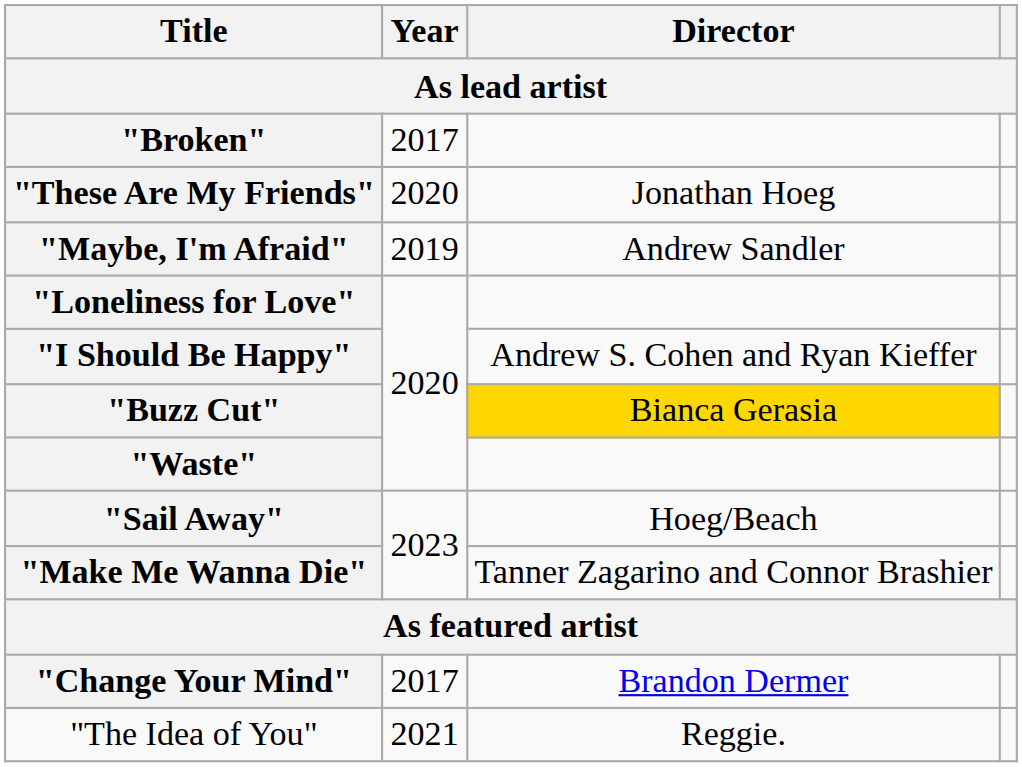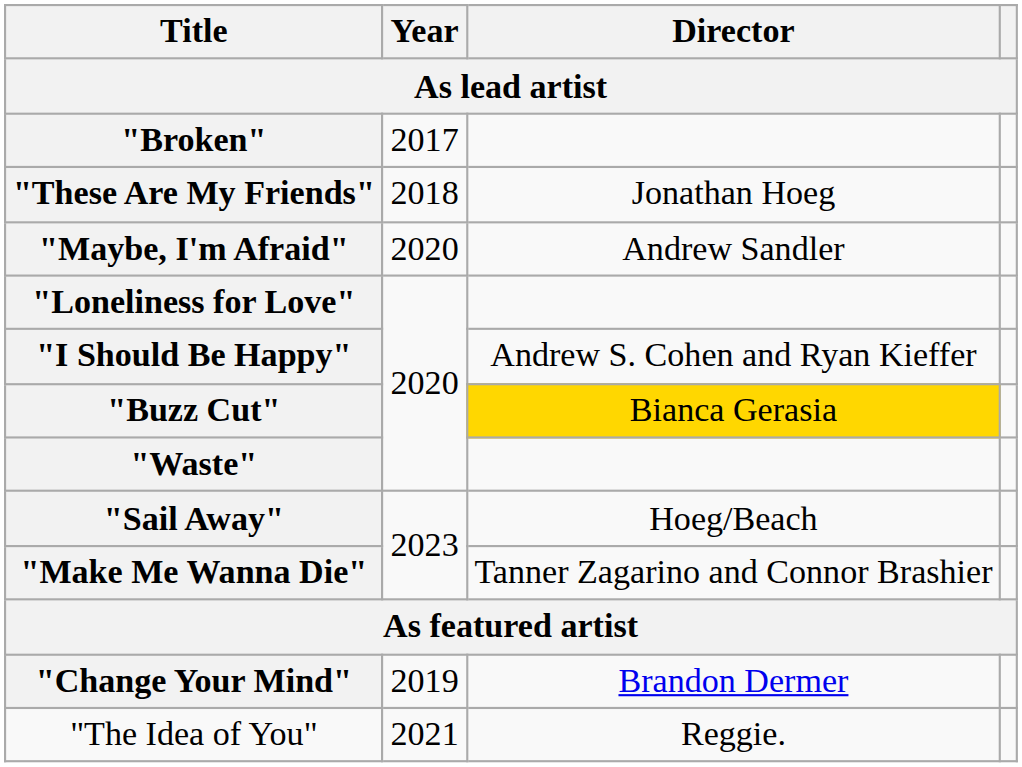(425, 193) 2020 -> (425, 193) 2018
(425, 247) 2019 -> (425, 247) 2020
(425, 680) 2017 -> (425, 680) 2019
